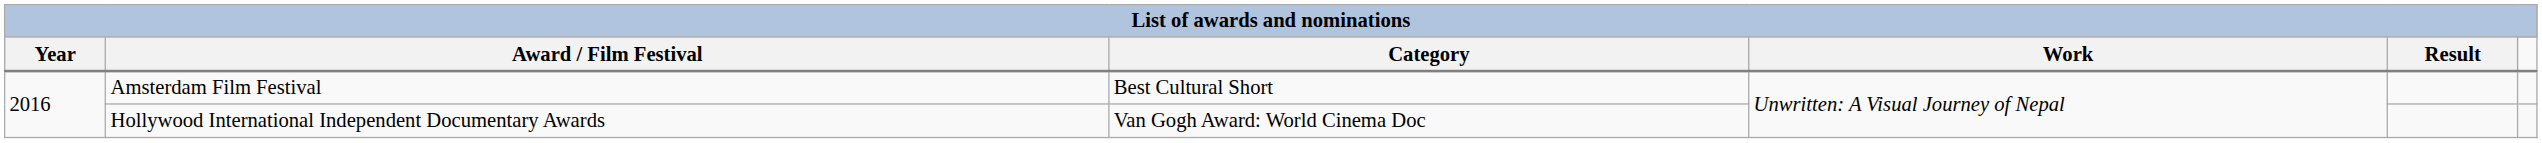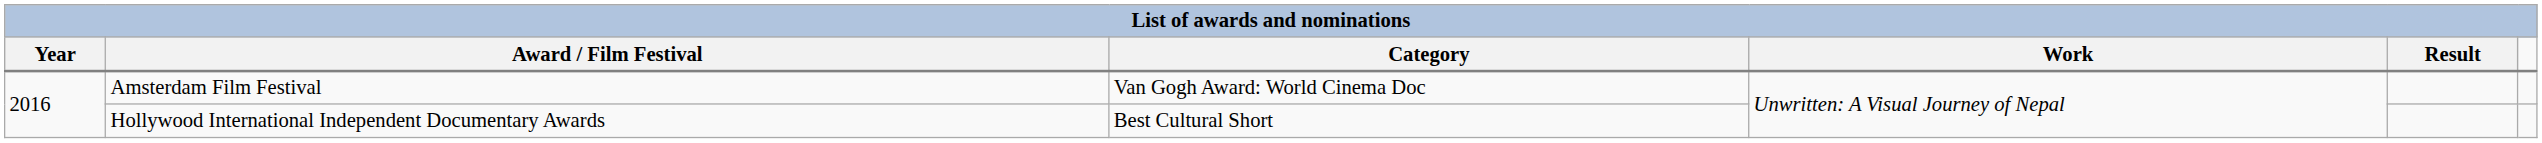(1193, 87) Best Cultural Short -> (1270, 87) Van Gogh Award: World Cinema Doc
(1270, 120) Van Gogh Award: World Cinema Doc -> (1193, 120) Best Cultural Short
